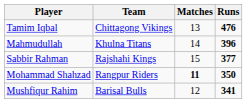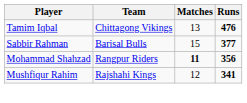- row: (34, 43)
(126, 59) Rajshahi Kings -> (121, 43) Barisal Bulls
(228, 75) 350 -> (228, 59) 356
(121, 91) Barisal Bulls -> (126, 75) Rajshahi Kings
